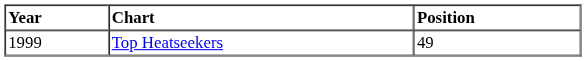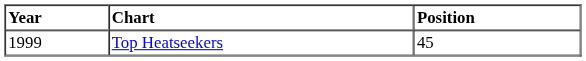(425, 42) 49 -> (425, 42) 45
